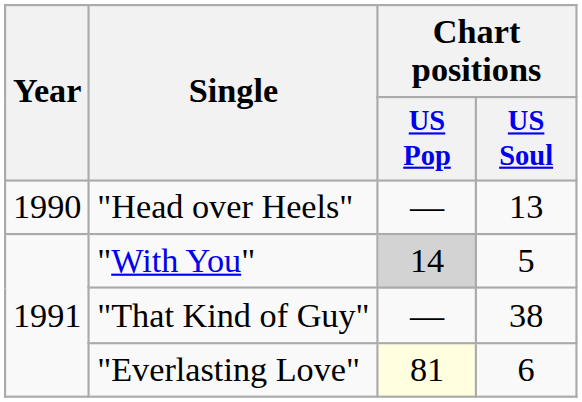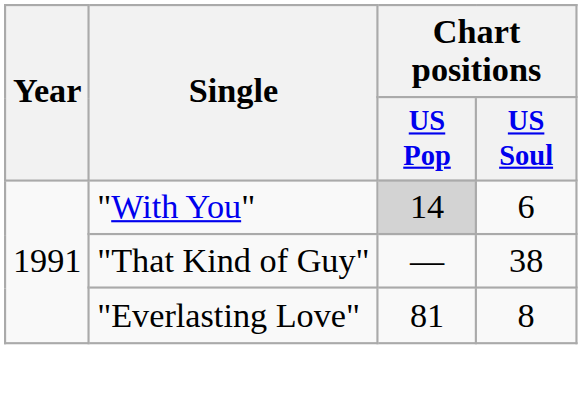- row: (225, 206)
(526, 260) 5 -> (526, 206) 6
(427, 369) lightyellow background -> (427, 315) no background
(526, 369) 6 -> (526, 315) 8
